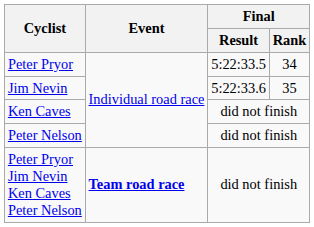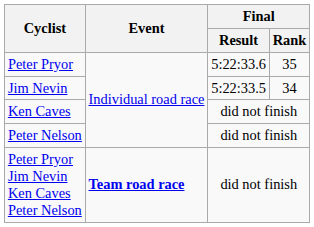(239, 64) 5:22:33.5 -> (239, 64) 5:22:33.6
(290, 64) 34 -> (290, 64) 35
(239, 88) 5:22:33.6 -> (239, 88) 5:22:33.5
(290, 88) 35 -> (290, 88) 34
